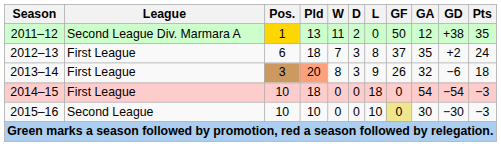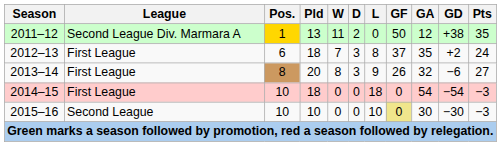(282, 72) 3 -> (282, 72) 8
(314, 72) lightsalmon background -> (314, 72) no background
(482, 72) 18 -> (482, 72) 27
